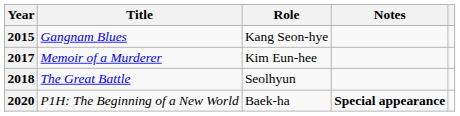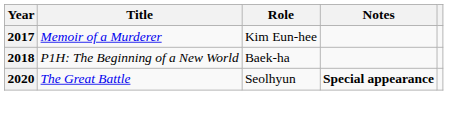- row: (21, 36)
(86, 79) The Great Battle -> (140, 57) P1H: The Beginning of a New World
(270, 79) Seolhyun -> (267, 57) Baek-ha
(140, 100) P1H: The Beginning of a New World -> (86, 79) The Great Battle
(267, 100) Baek-ha -> (270, 79) Seolhyun
